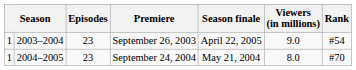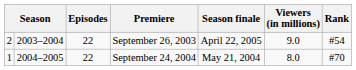(9, 40) 1 -> (9, 40) 2
(88, 40) 23 -> (88, 40) 22
(88, 57) 23 -> (88, 57) 22
